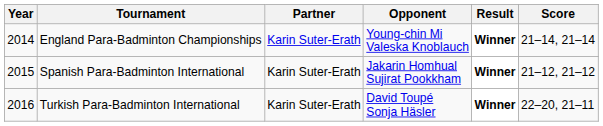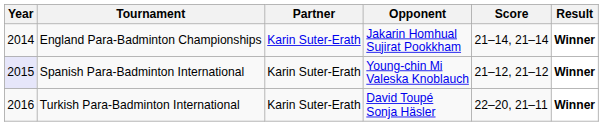columns swapped: (558, 14) <-> (495, 14)
(418, 40) Young-chin Mi Valeska Knoblauch -> (414, 40) Jakarin Homhual Sujirat Pookkham
(21, 73) no background -> (21, 73) lavender background
(414, 73) Jakarin Homhual Sujirat Pookkham -> (418, 73) Young-chin Mi Valeska Knoblauch
